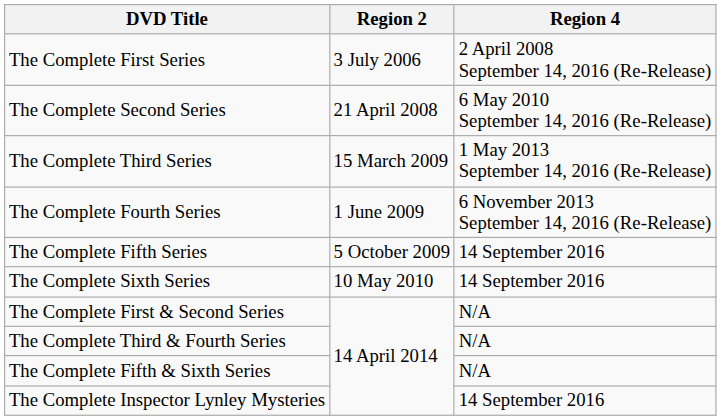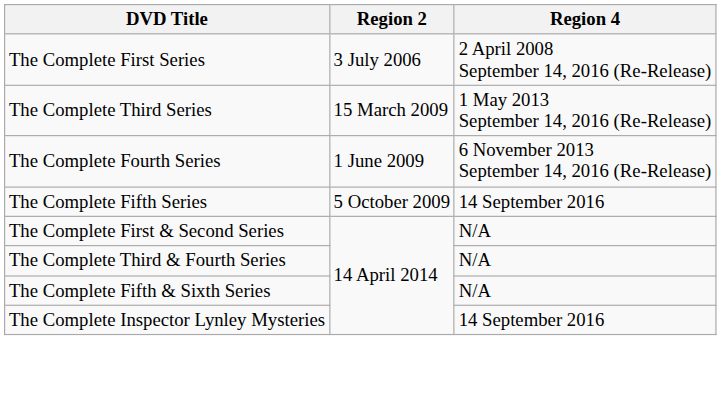- row: (117, 110)
- row: (110, 281)
